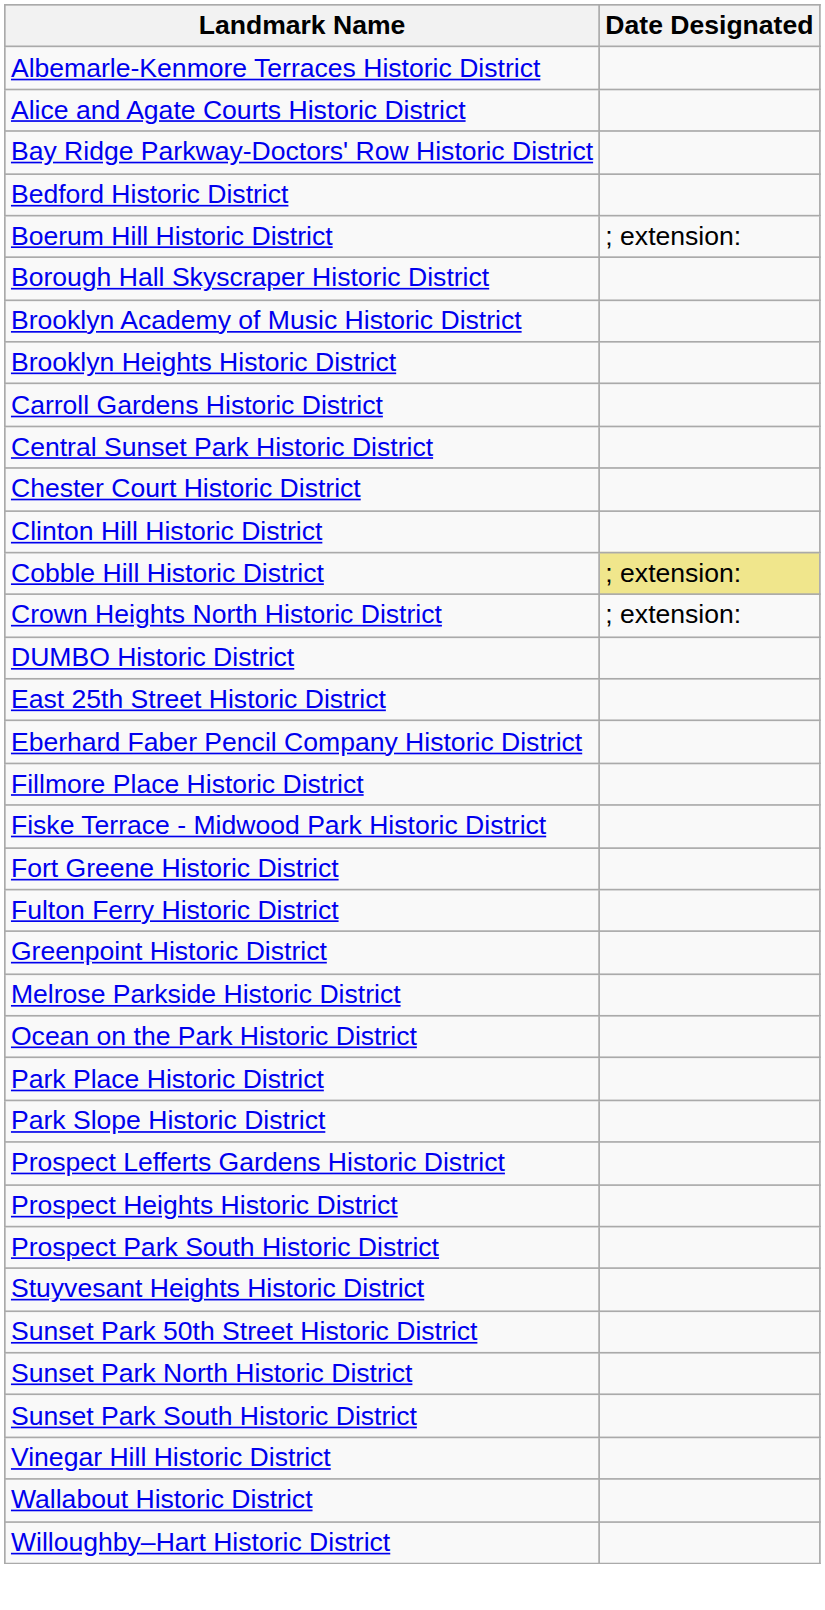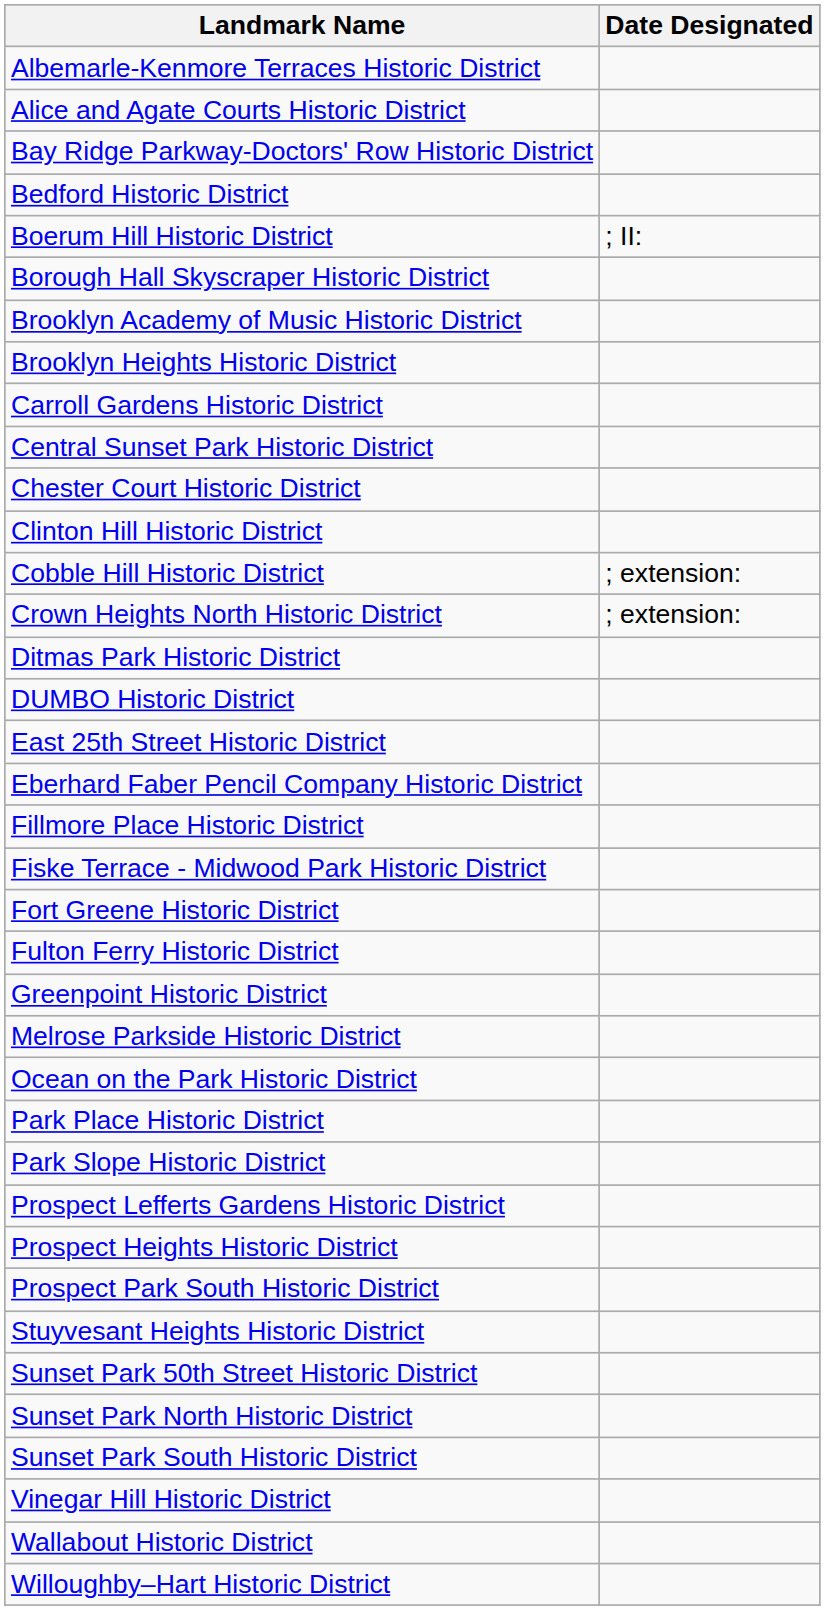(673, 236) ; extension: -> (624, 236) ; II:
(673, 573) khaki background -> (673, 573) no background
+ row: (175, 657)
